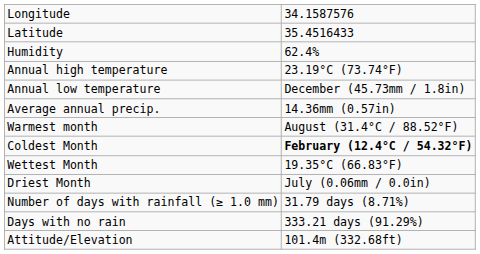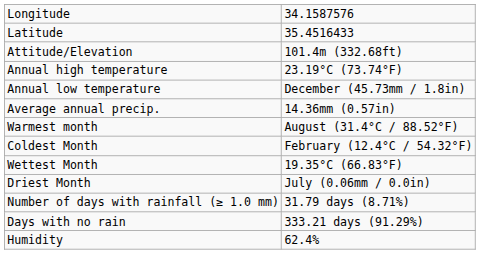rows swapped: (70, 240) <-> (35, 52)
(378, 146) bold -> (378, 146) normal
